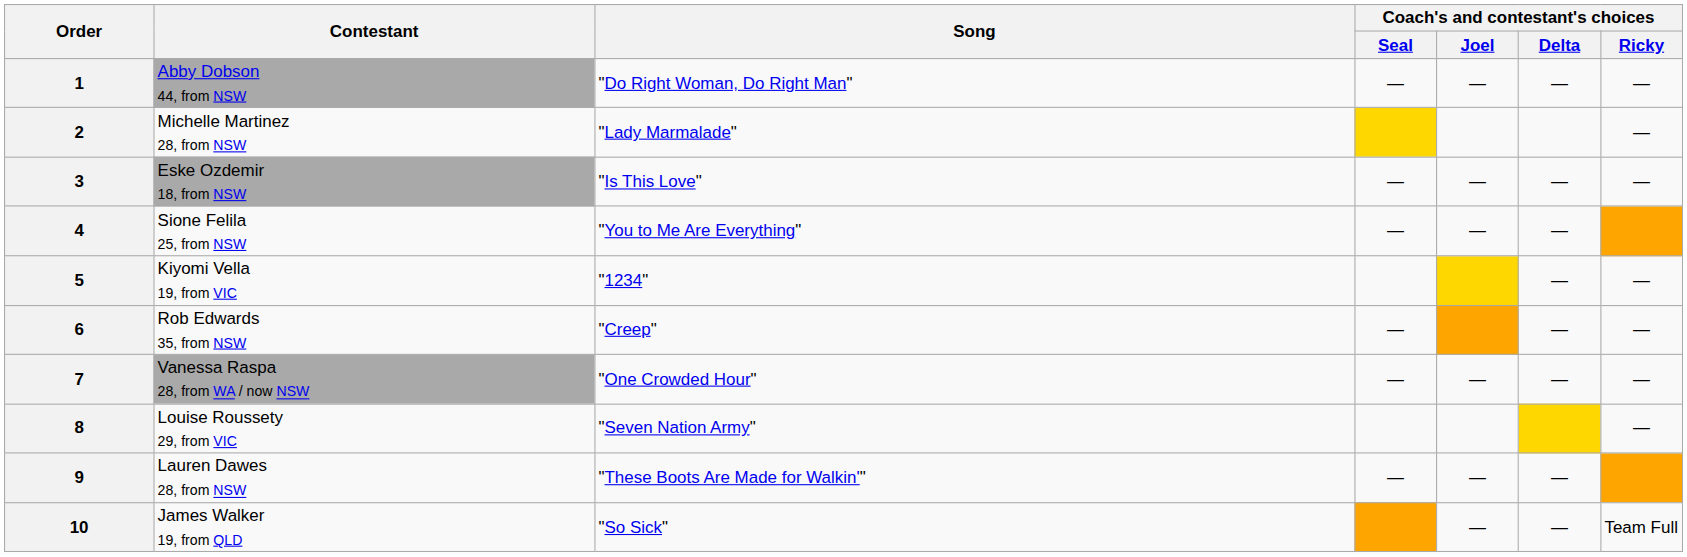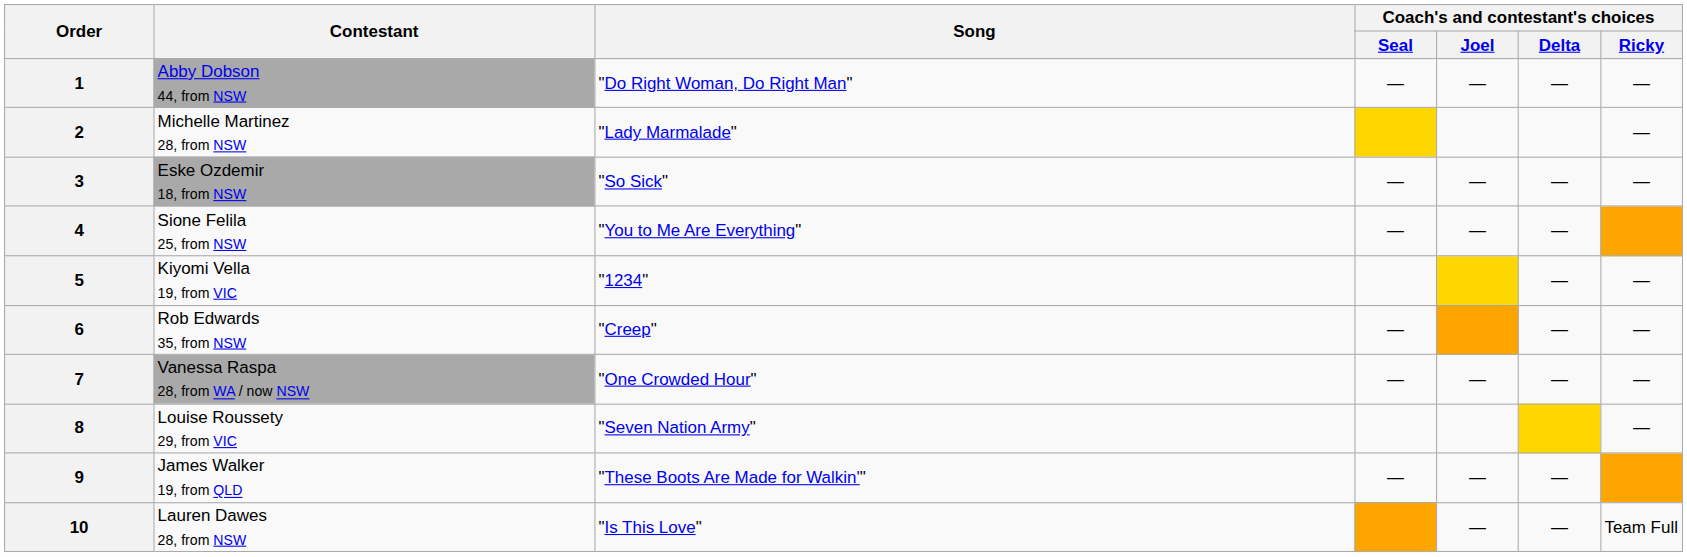(650, 181) "Is This Love" -> (633, 181) "So Sick"
(212, 478) Lauren Dawes 28, from NSW -> (211, 478) James Walker 19, from QLD
(211, 527) James Walker 19, from QLD -> (212, 527) Lauren Dawes 28, from NSW
(633, 527) "So Sick" -> (650, 527) "Is This Love"
